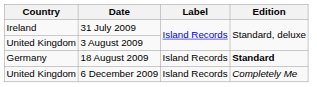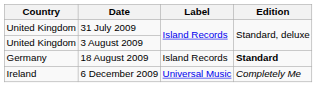(21, 27) Ireland -> (41, 27) United Kingdom
(41, 74) United Kingdom -> (21, 74) Ireland
(195, 74) Island Records -> (197, 74) Universal Music
